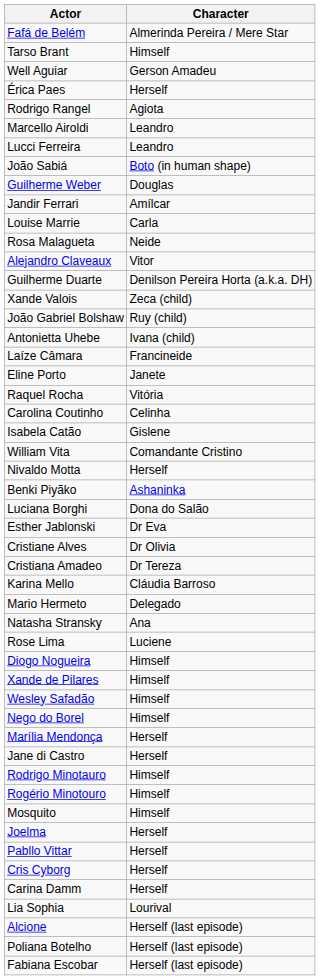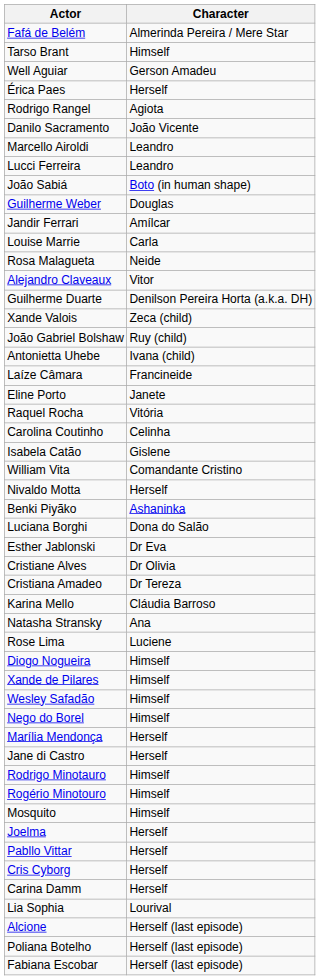+ row: (58, 128)
- row: (47, 603)
